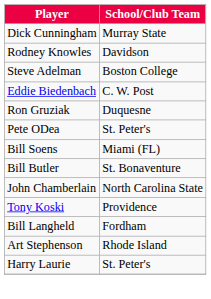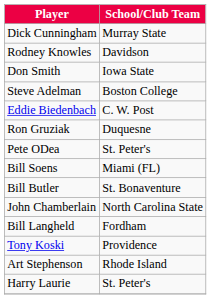+ row: (34, 71)
rows swapped: (36, 206) <-> (41, 226)
